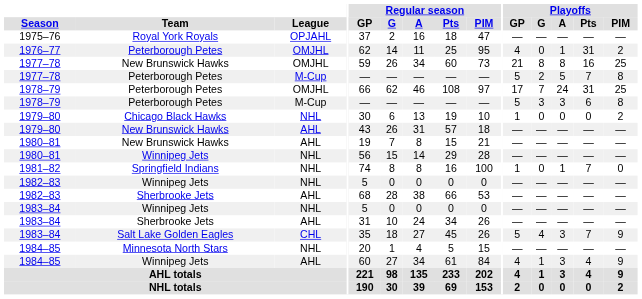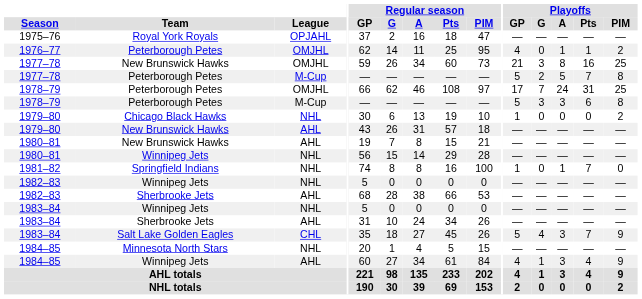(589, 50) 31 -> (589, 50) 1
(541, 63) 8 -> (541, 63) 3
